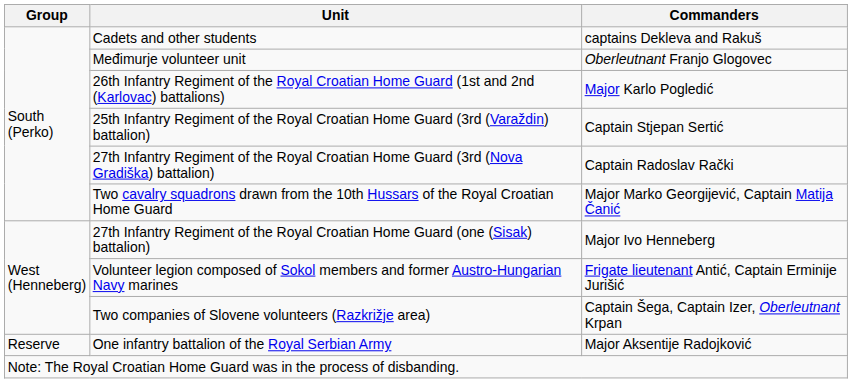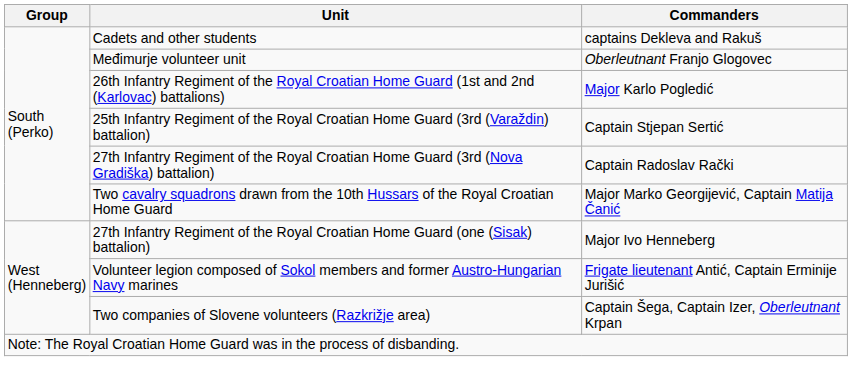- row: (242, 345)
